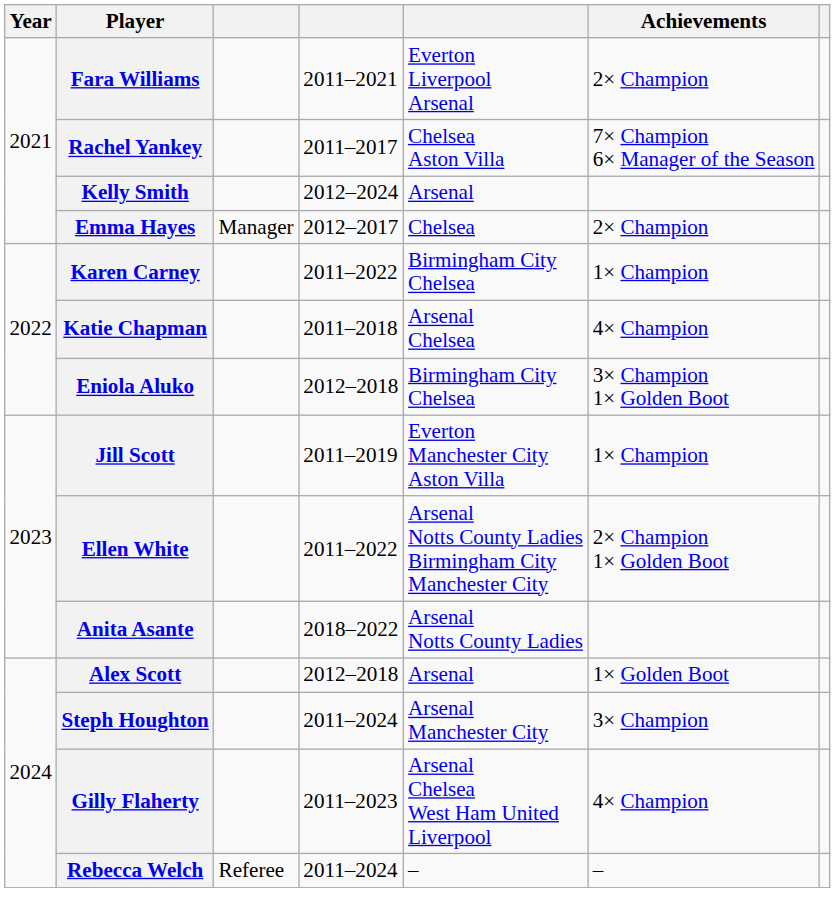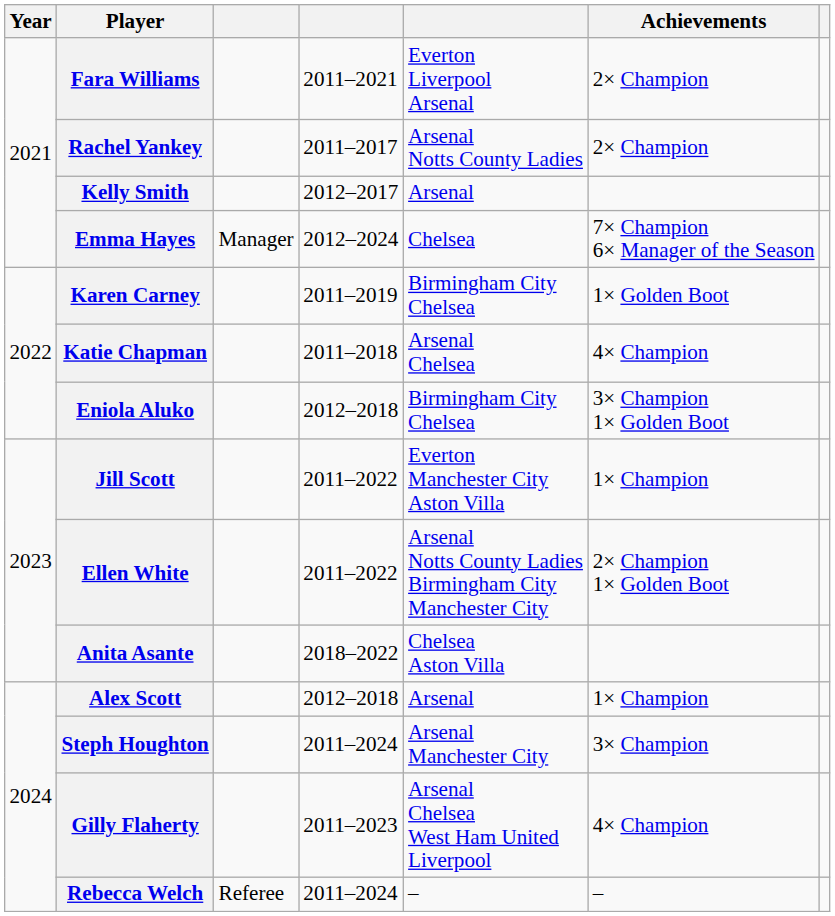(456, 147) Chelsea Aston Villa -> (496, 147) Arsenal Notts County Ladies
(704, 147) 7× Champion 6× Manager of the Season -> (651, 147) 2× Champion
(351, 193) 2012–2024 -> (351, 193) 2012–2017
(351, 226) 2012–2017 -> (351, 238) 2012–2024
(651, 226) 2× Champion -> (704, 238) 7× Champion 6× Manager of the Season
(350, 271) 2011–2022 -> (350, 295) 2011–2019
(651, 271) 1× Champion -> (661, 295) 1× Golden Boot
(350, 455) 2011–2019 -> (350, 479) 2011–2022
(496, 629) Arsenal Notts County Ladies -> (456, 653) Chelsea Aston Villa
(661, 674) 1× Golden Boot -> (651, 698) 1× Champion
